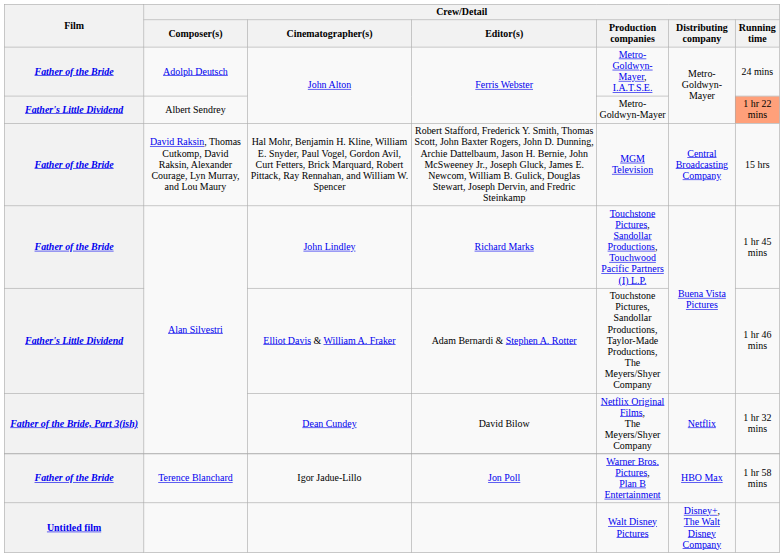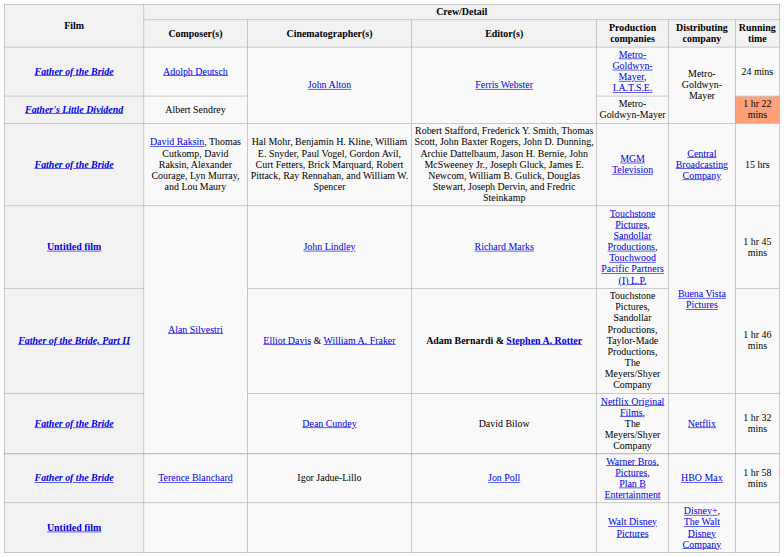(74, 247) Father of the Bride -> (74, 247) Untitled film
(74, 341) Father's Little Dividend -> (74, 341) Father of the Bride, Part II
(504, 341) normal -> (504, 341) bold
(74, 423) Father of the Bride, Part 3(ish) -> (74, 423) Father of the Bride
